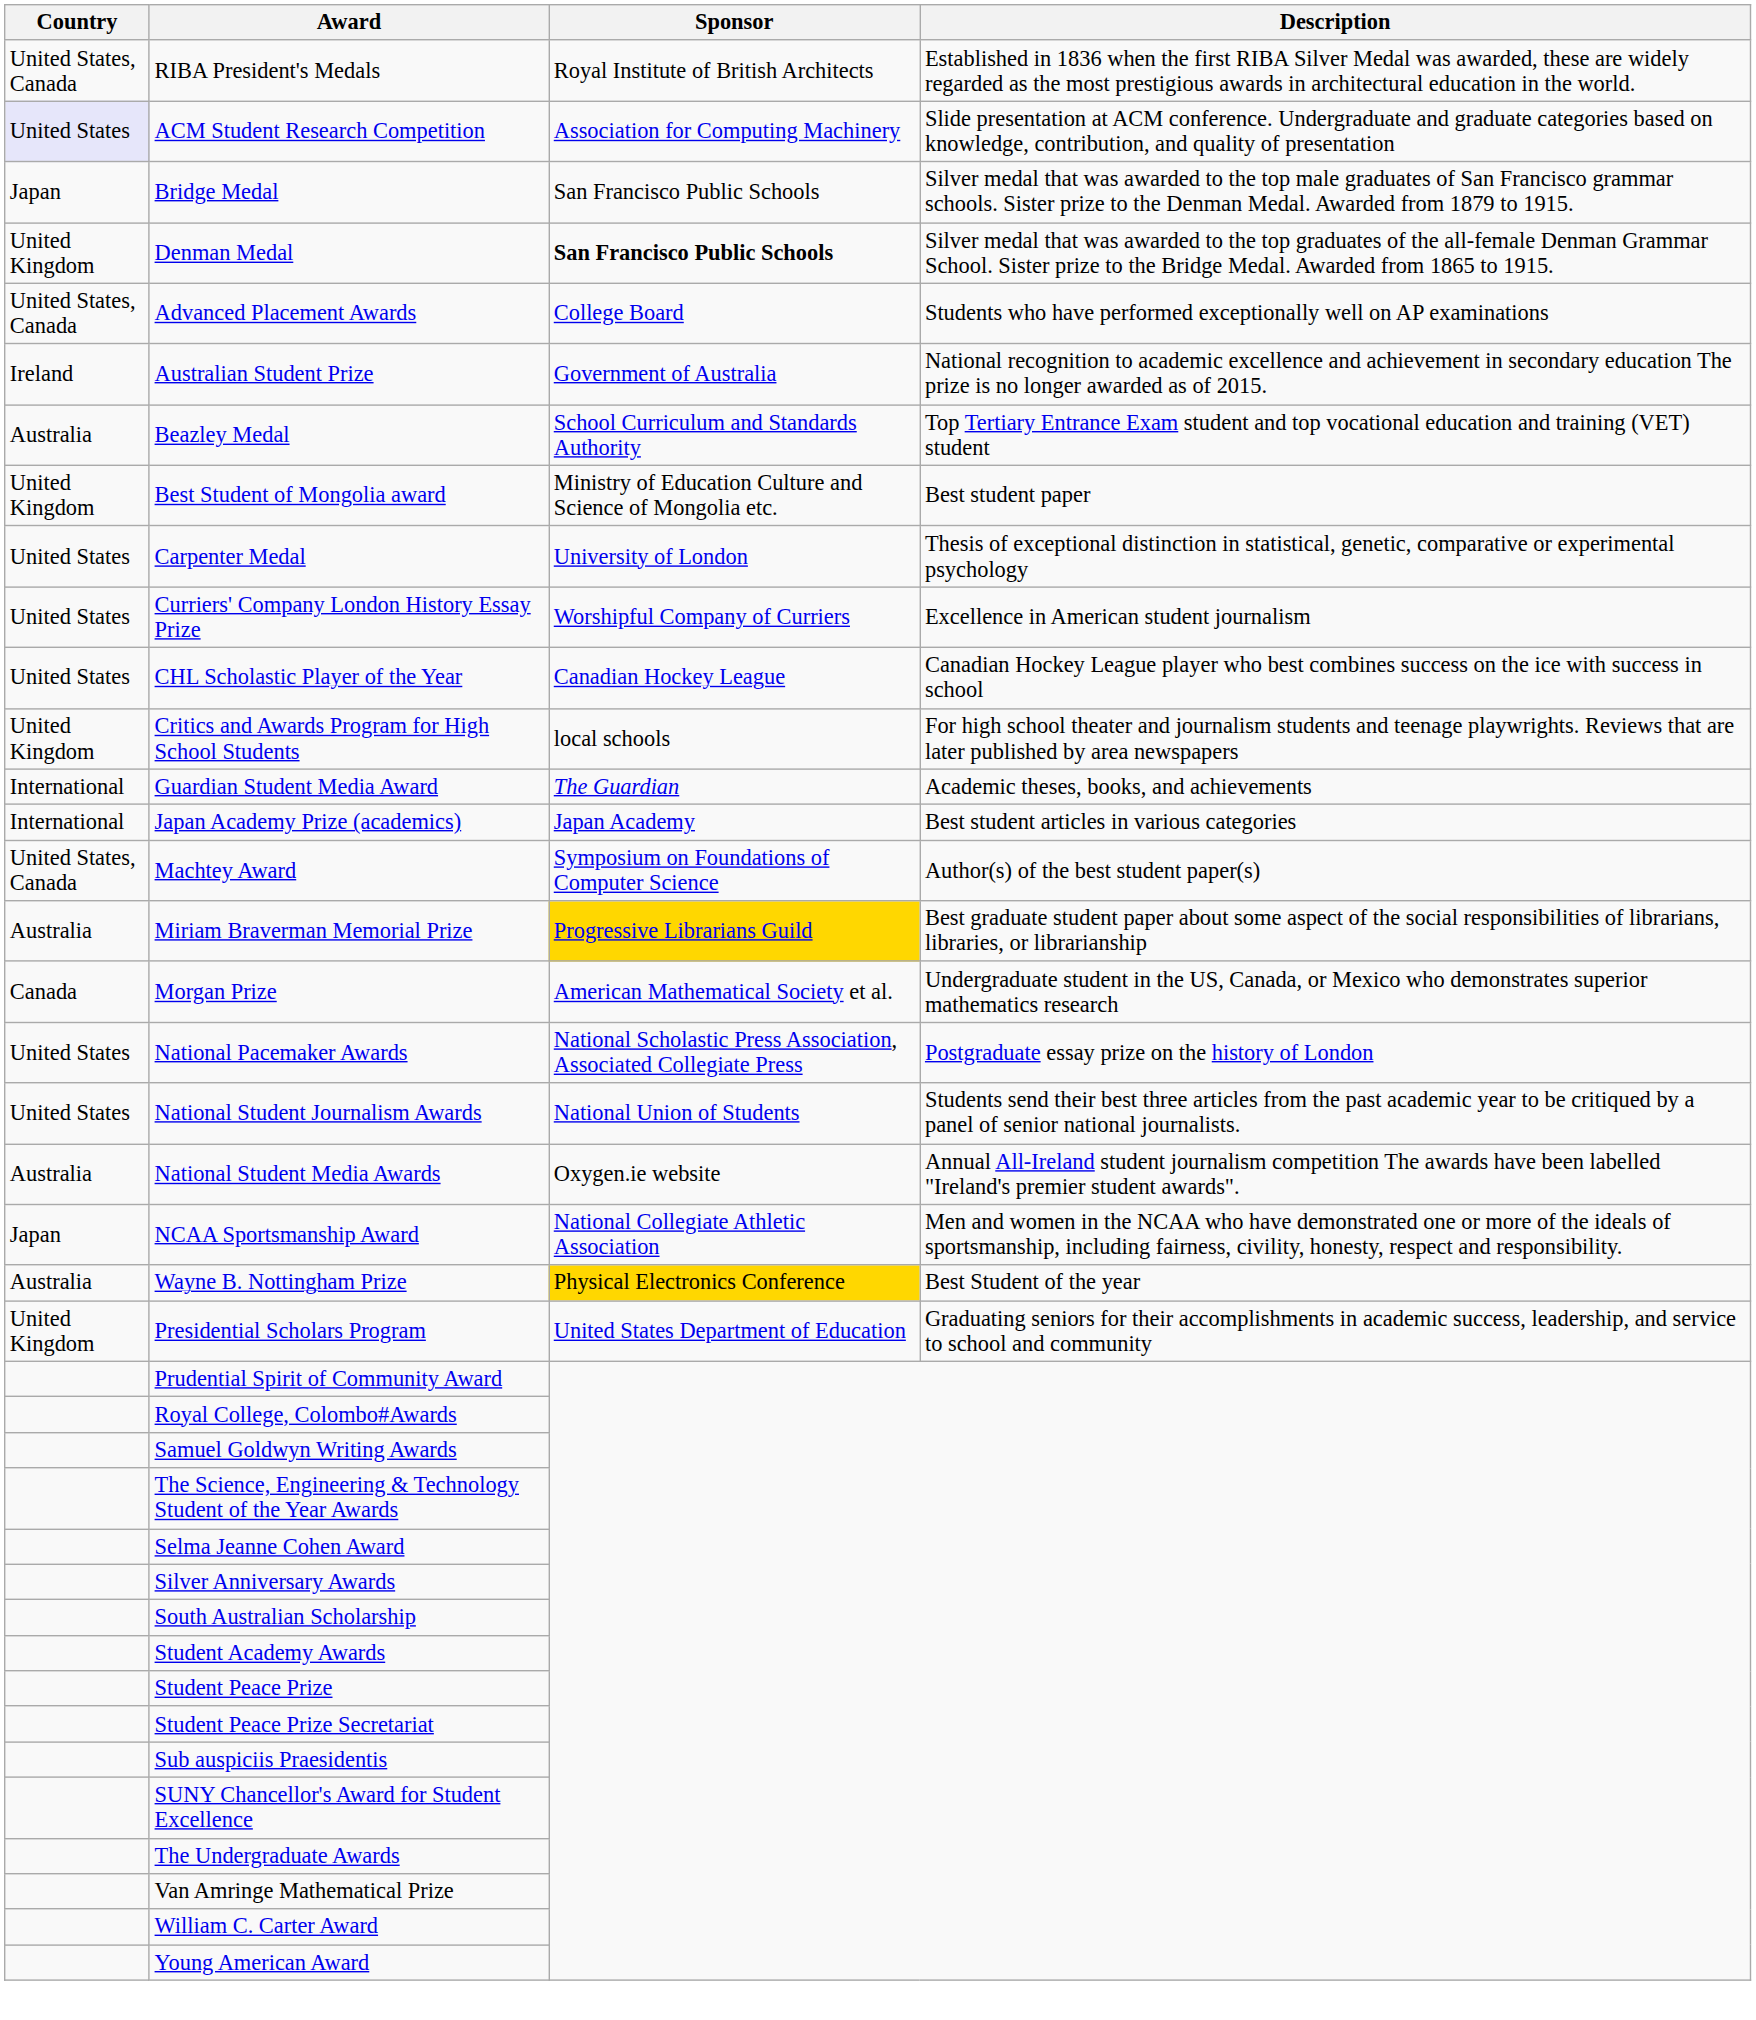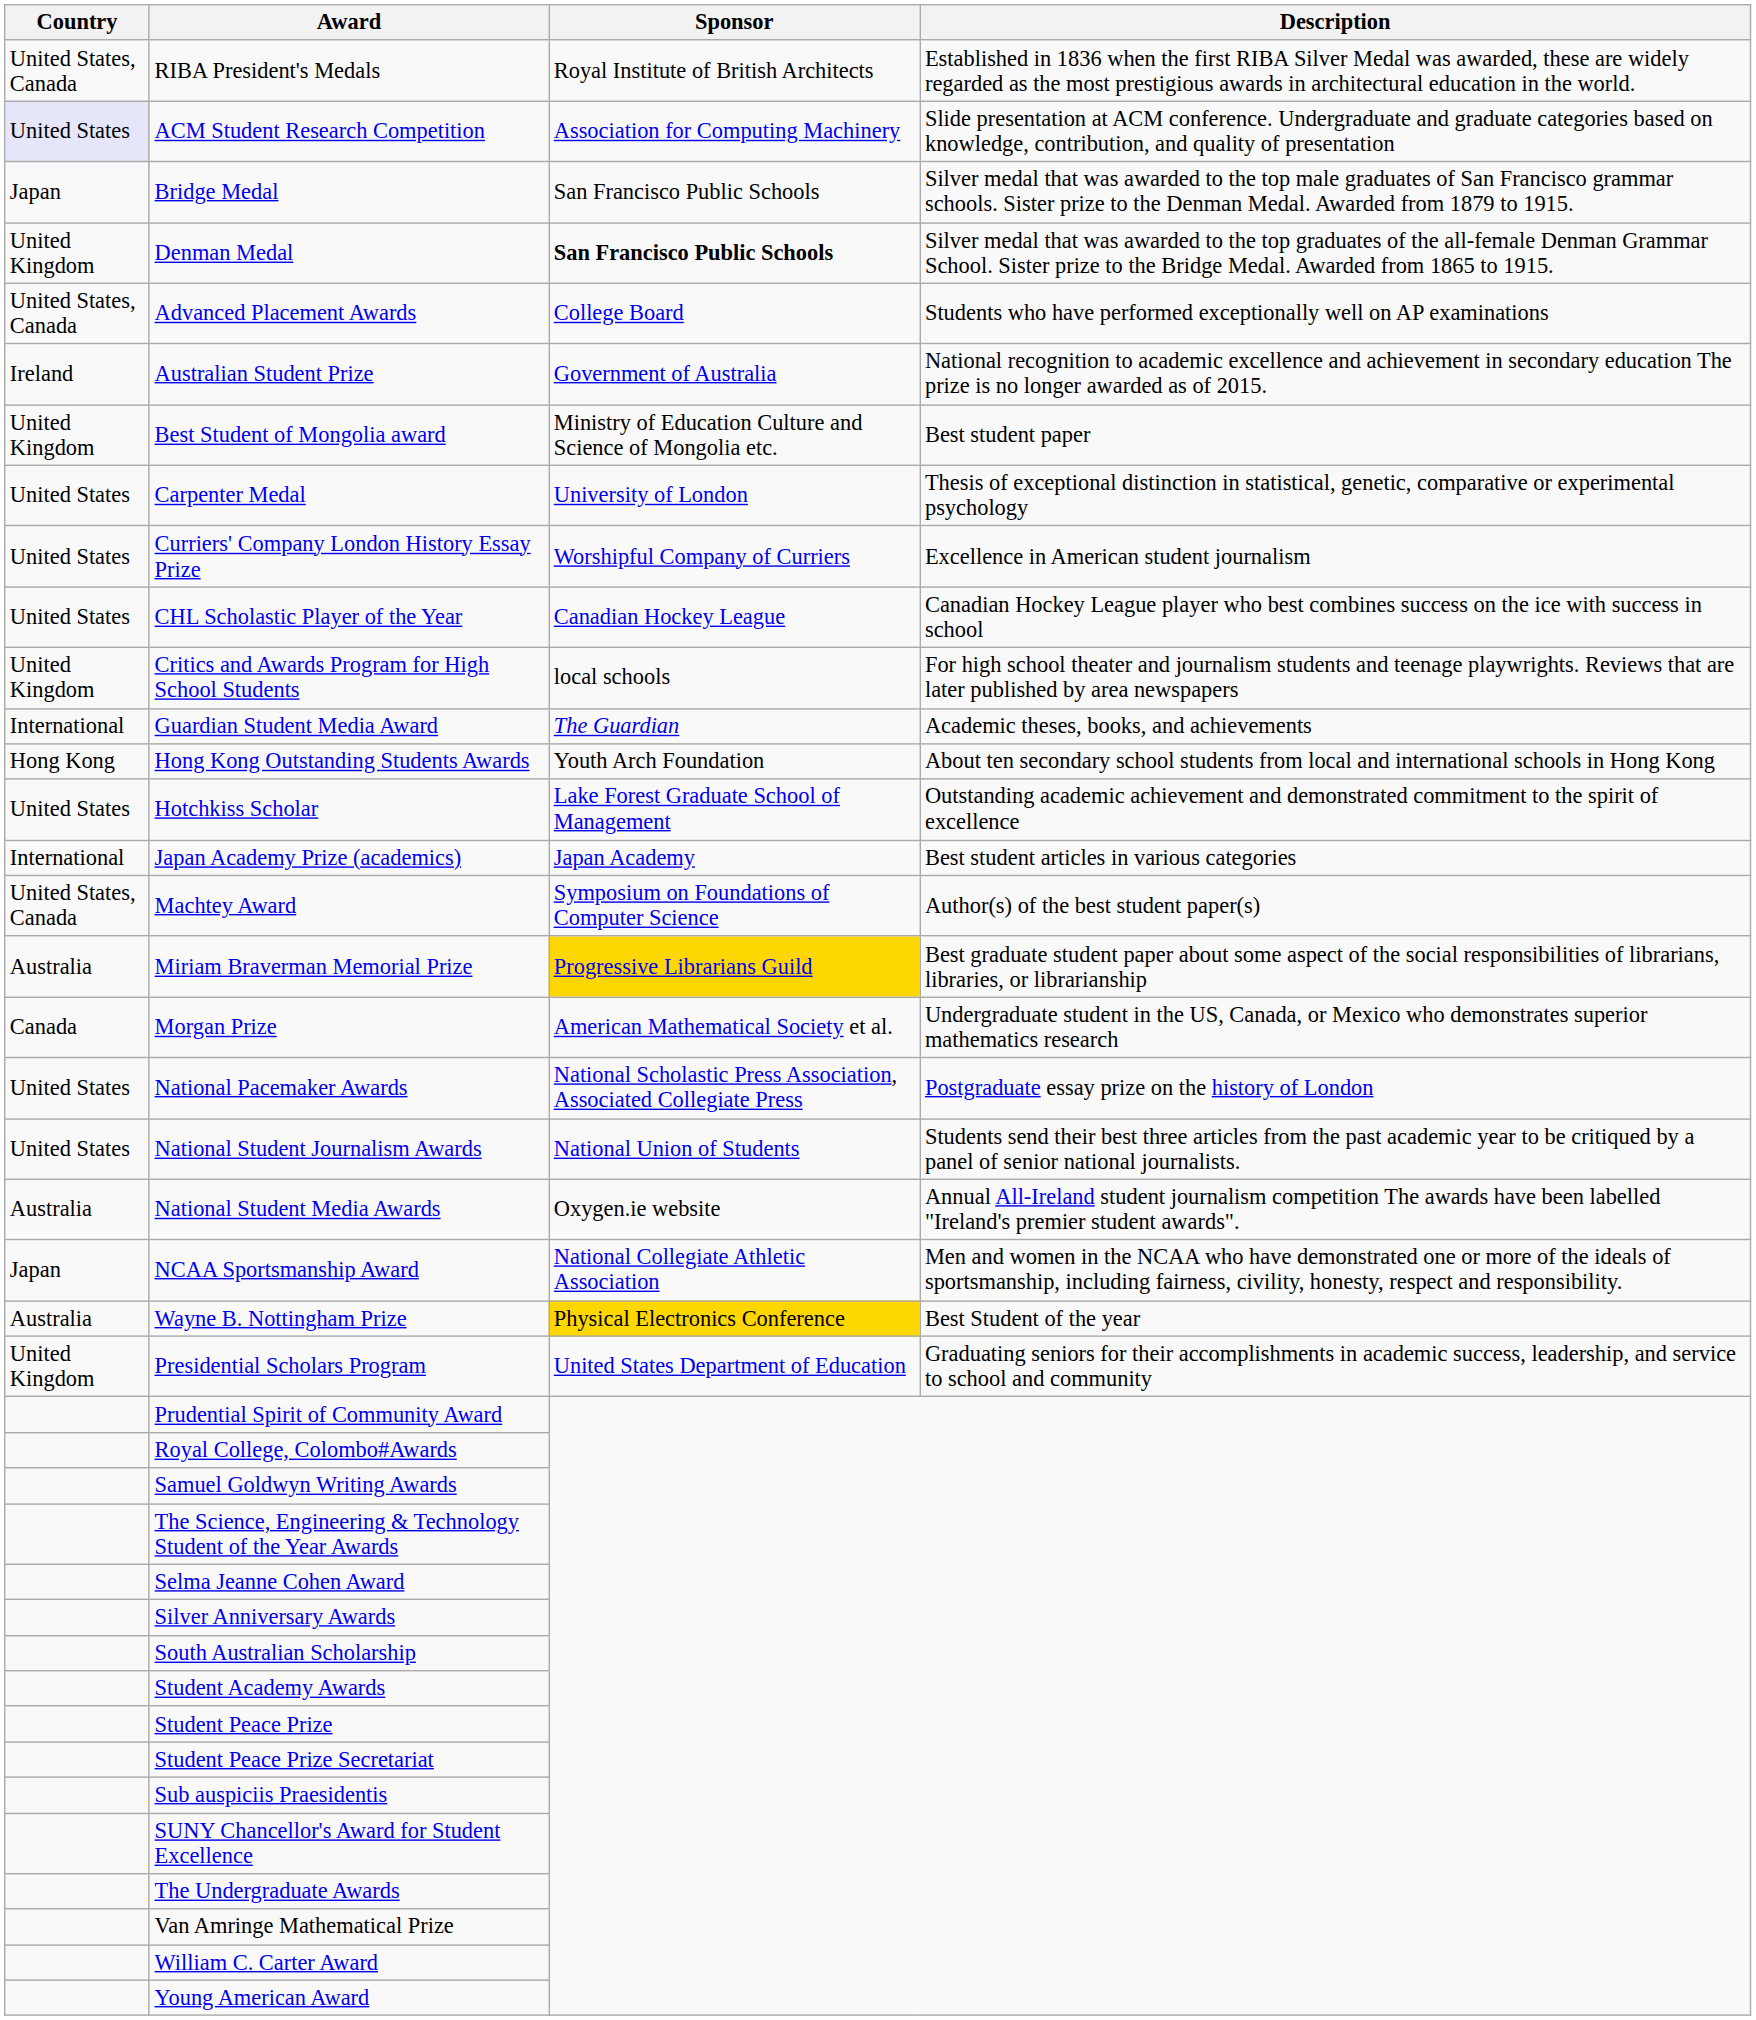- row: (222, 434)
+ row: (342, 761)
+ row: (236, 809)
